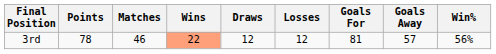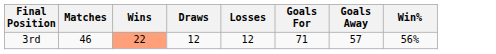- column: (86, 19)
(356, 41) 81 -> (302, 41) 71
